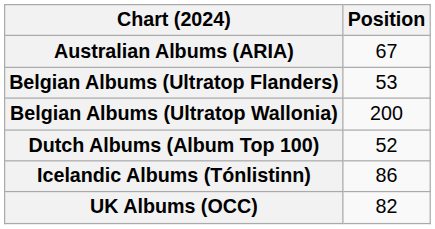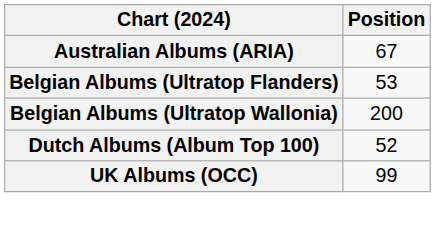- row: (174, 176)
(387, 207) 82 -> (387, 176) 99
